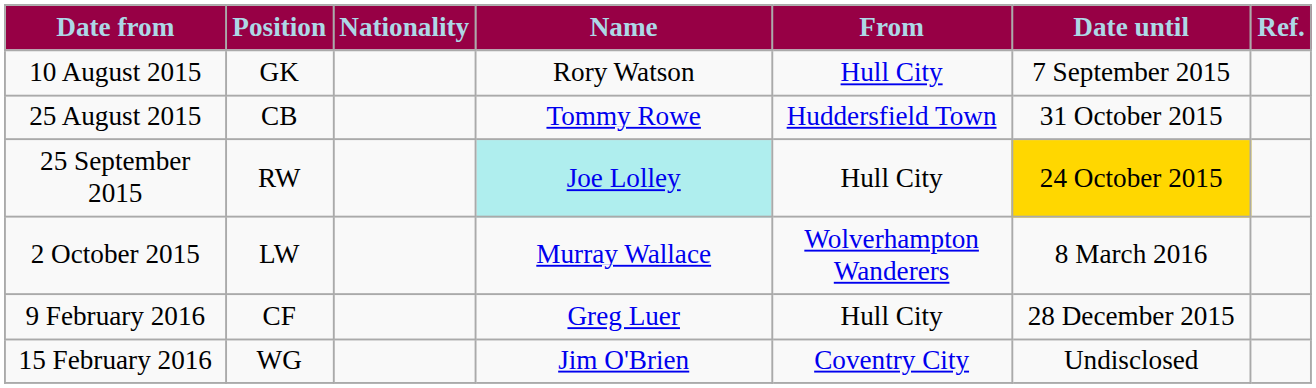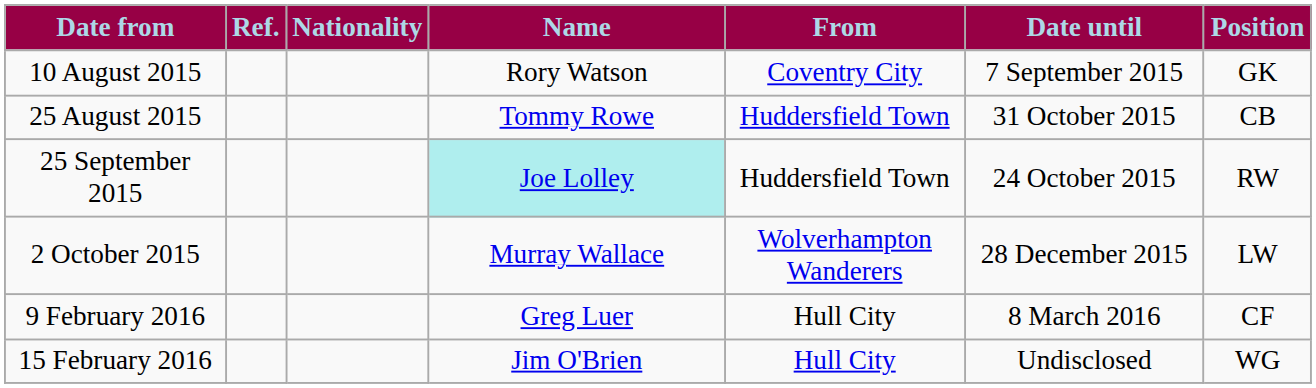columns swapped: (279, 27) <-> (1281, 27)
(892, 72) Hull City -> (845, 72) Coventry City
(892, 178) Hull City -> (845, 178) Huddersfield Town
(1131, 178) gold background -> (1084, 178) no background
(1131, 255) 8 March 2016 -> (1084, 255) 28 December 2015
(1131, 316) 28 December 2015 -> (1084, 316) 8 March 2016
(892, 360) Coventry City -> (845, 360) Hull City
